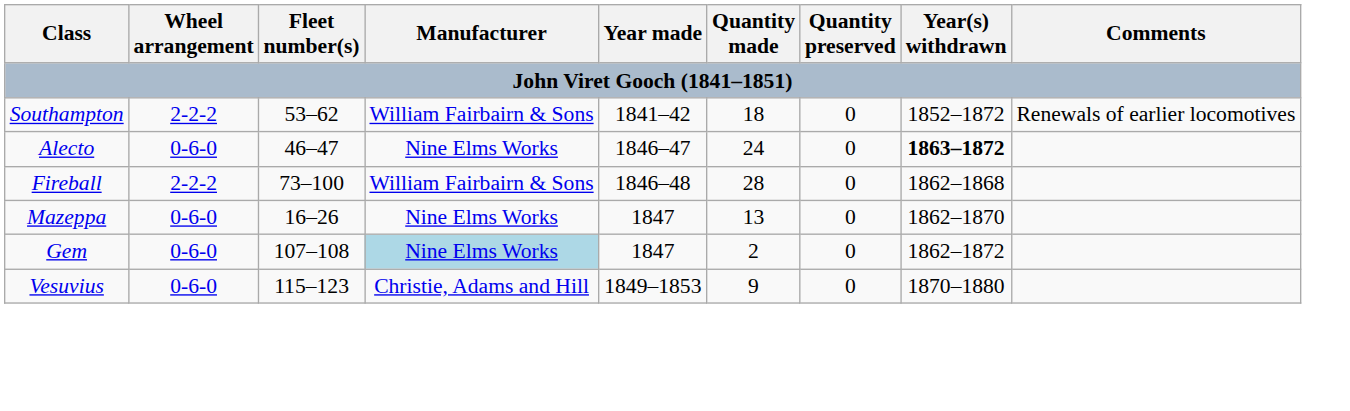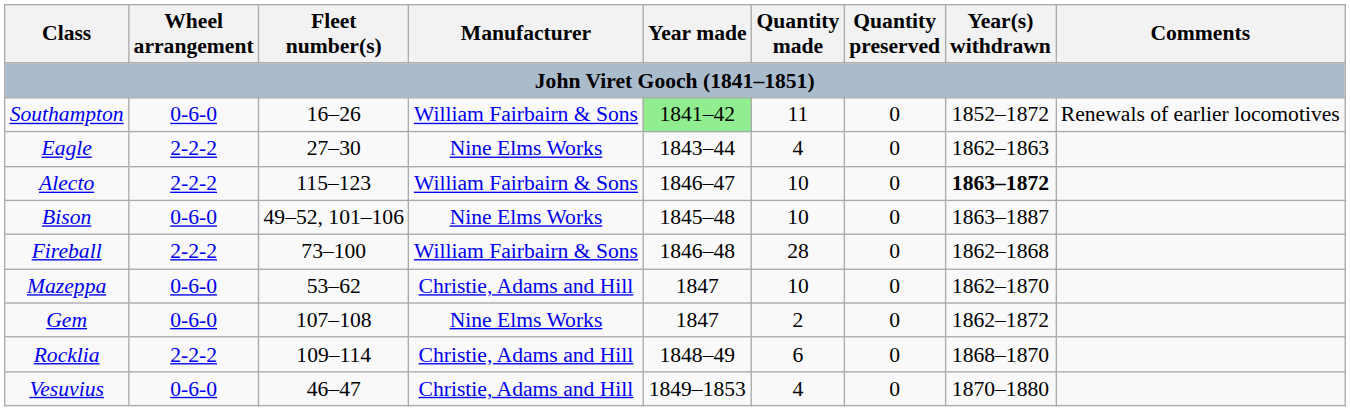(194, 114) 2-2-2 -> (194, 114) 0-6-0
(312, 114) 53–62 -> (334, 114) 16–26
(653, 114) no background -> (697, 114) lightgreen background
(754, 114) 18 -> (798, 114) 11
+ row: (67, 148)
(194, 148) 0-6-0 -> (194, 182) 2-2-2
(312, 148) 46–47 -> (334, 182) 115–123
(482, 148) Nine Elms Works -> (526, 182) William Fairbairn & Sons
(754, 148) 24 -> (798, 182) 10
+ row: (67, 217)
(312, 217) 16–26 -> (334, 285) 53–62
(482, 217) Nine Elms Works -> (526, 285) Christie, Adams and Hill
(754, 217) 13 -> (798, 285) 10
(482, 251) lightblue background -> (526, 319) no background
+ row: (67, 354)
(312, 285) 115–123 -> (334, 388) 46–47
(754, 285) 9 -> (798, 388) 4
